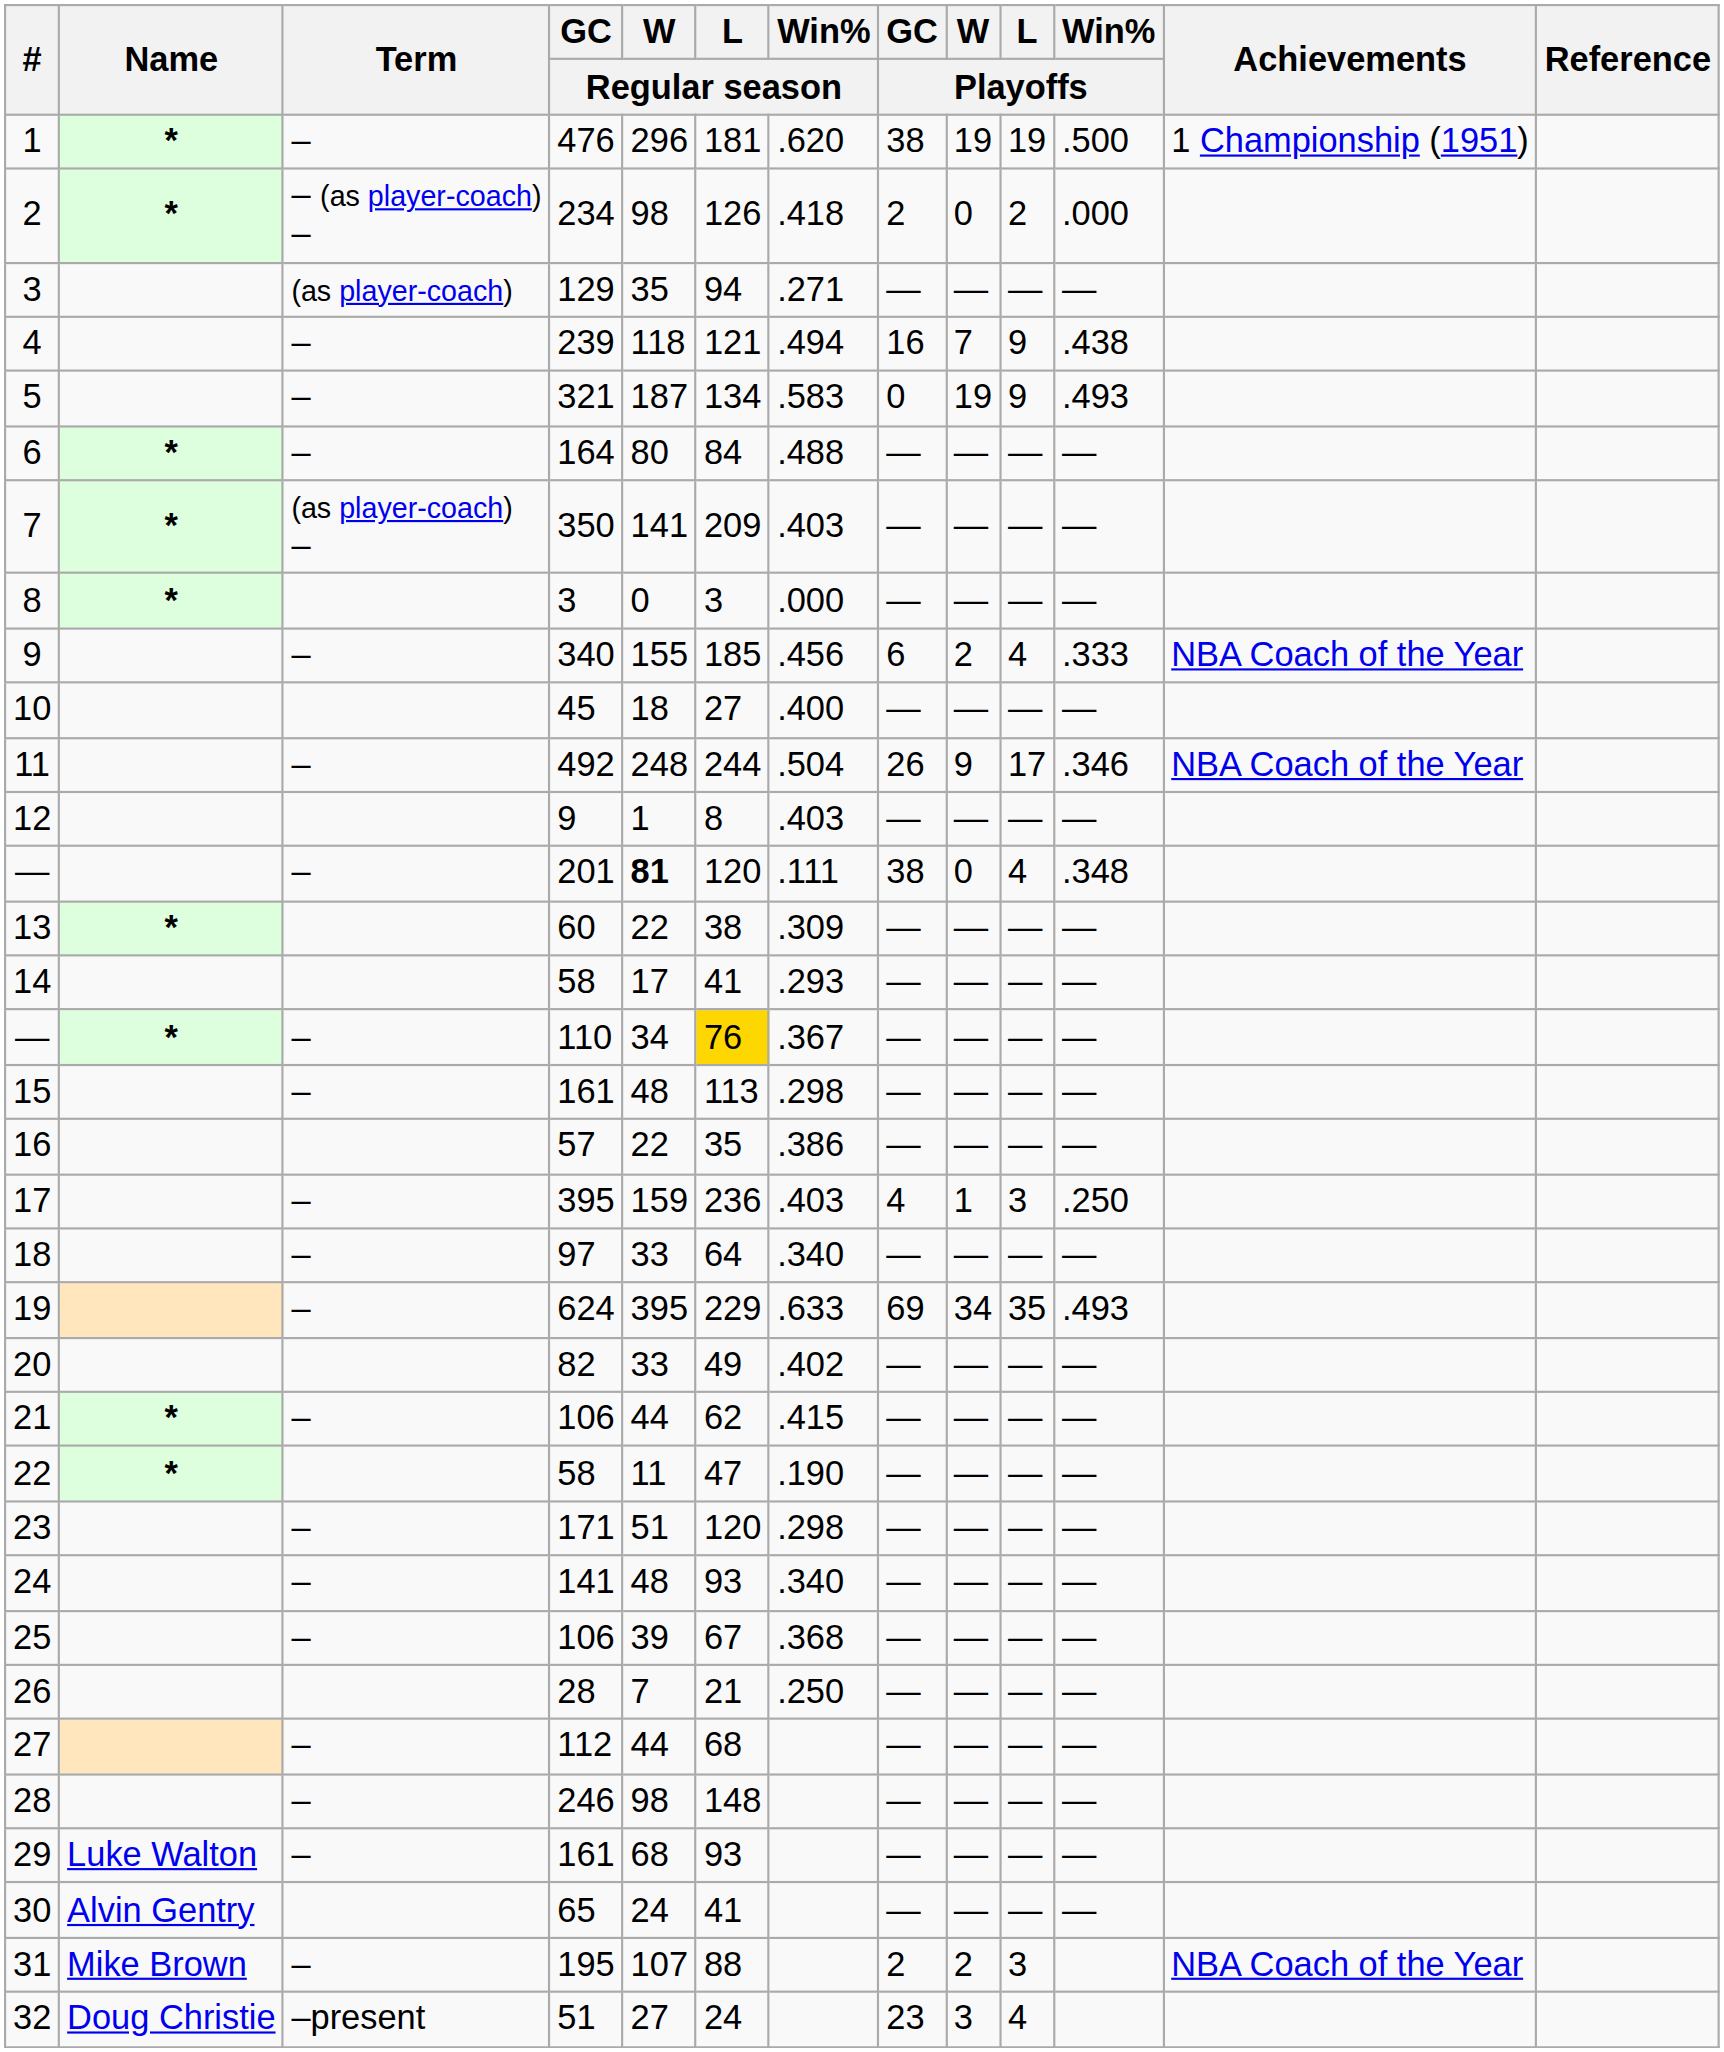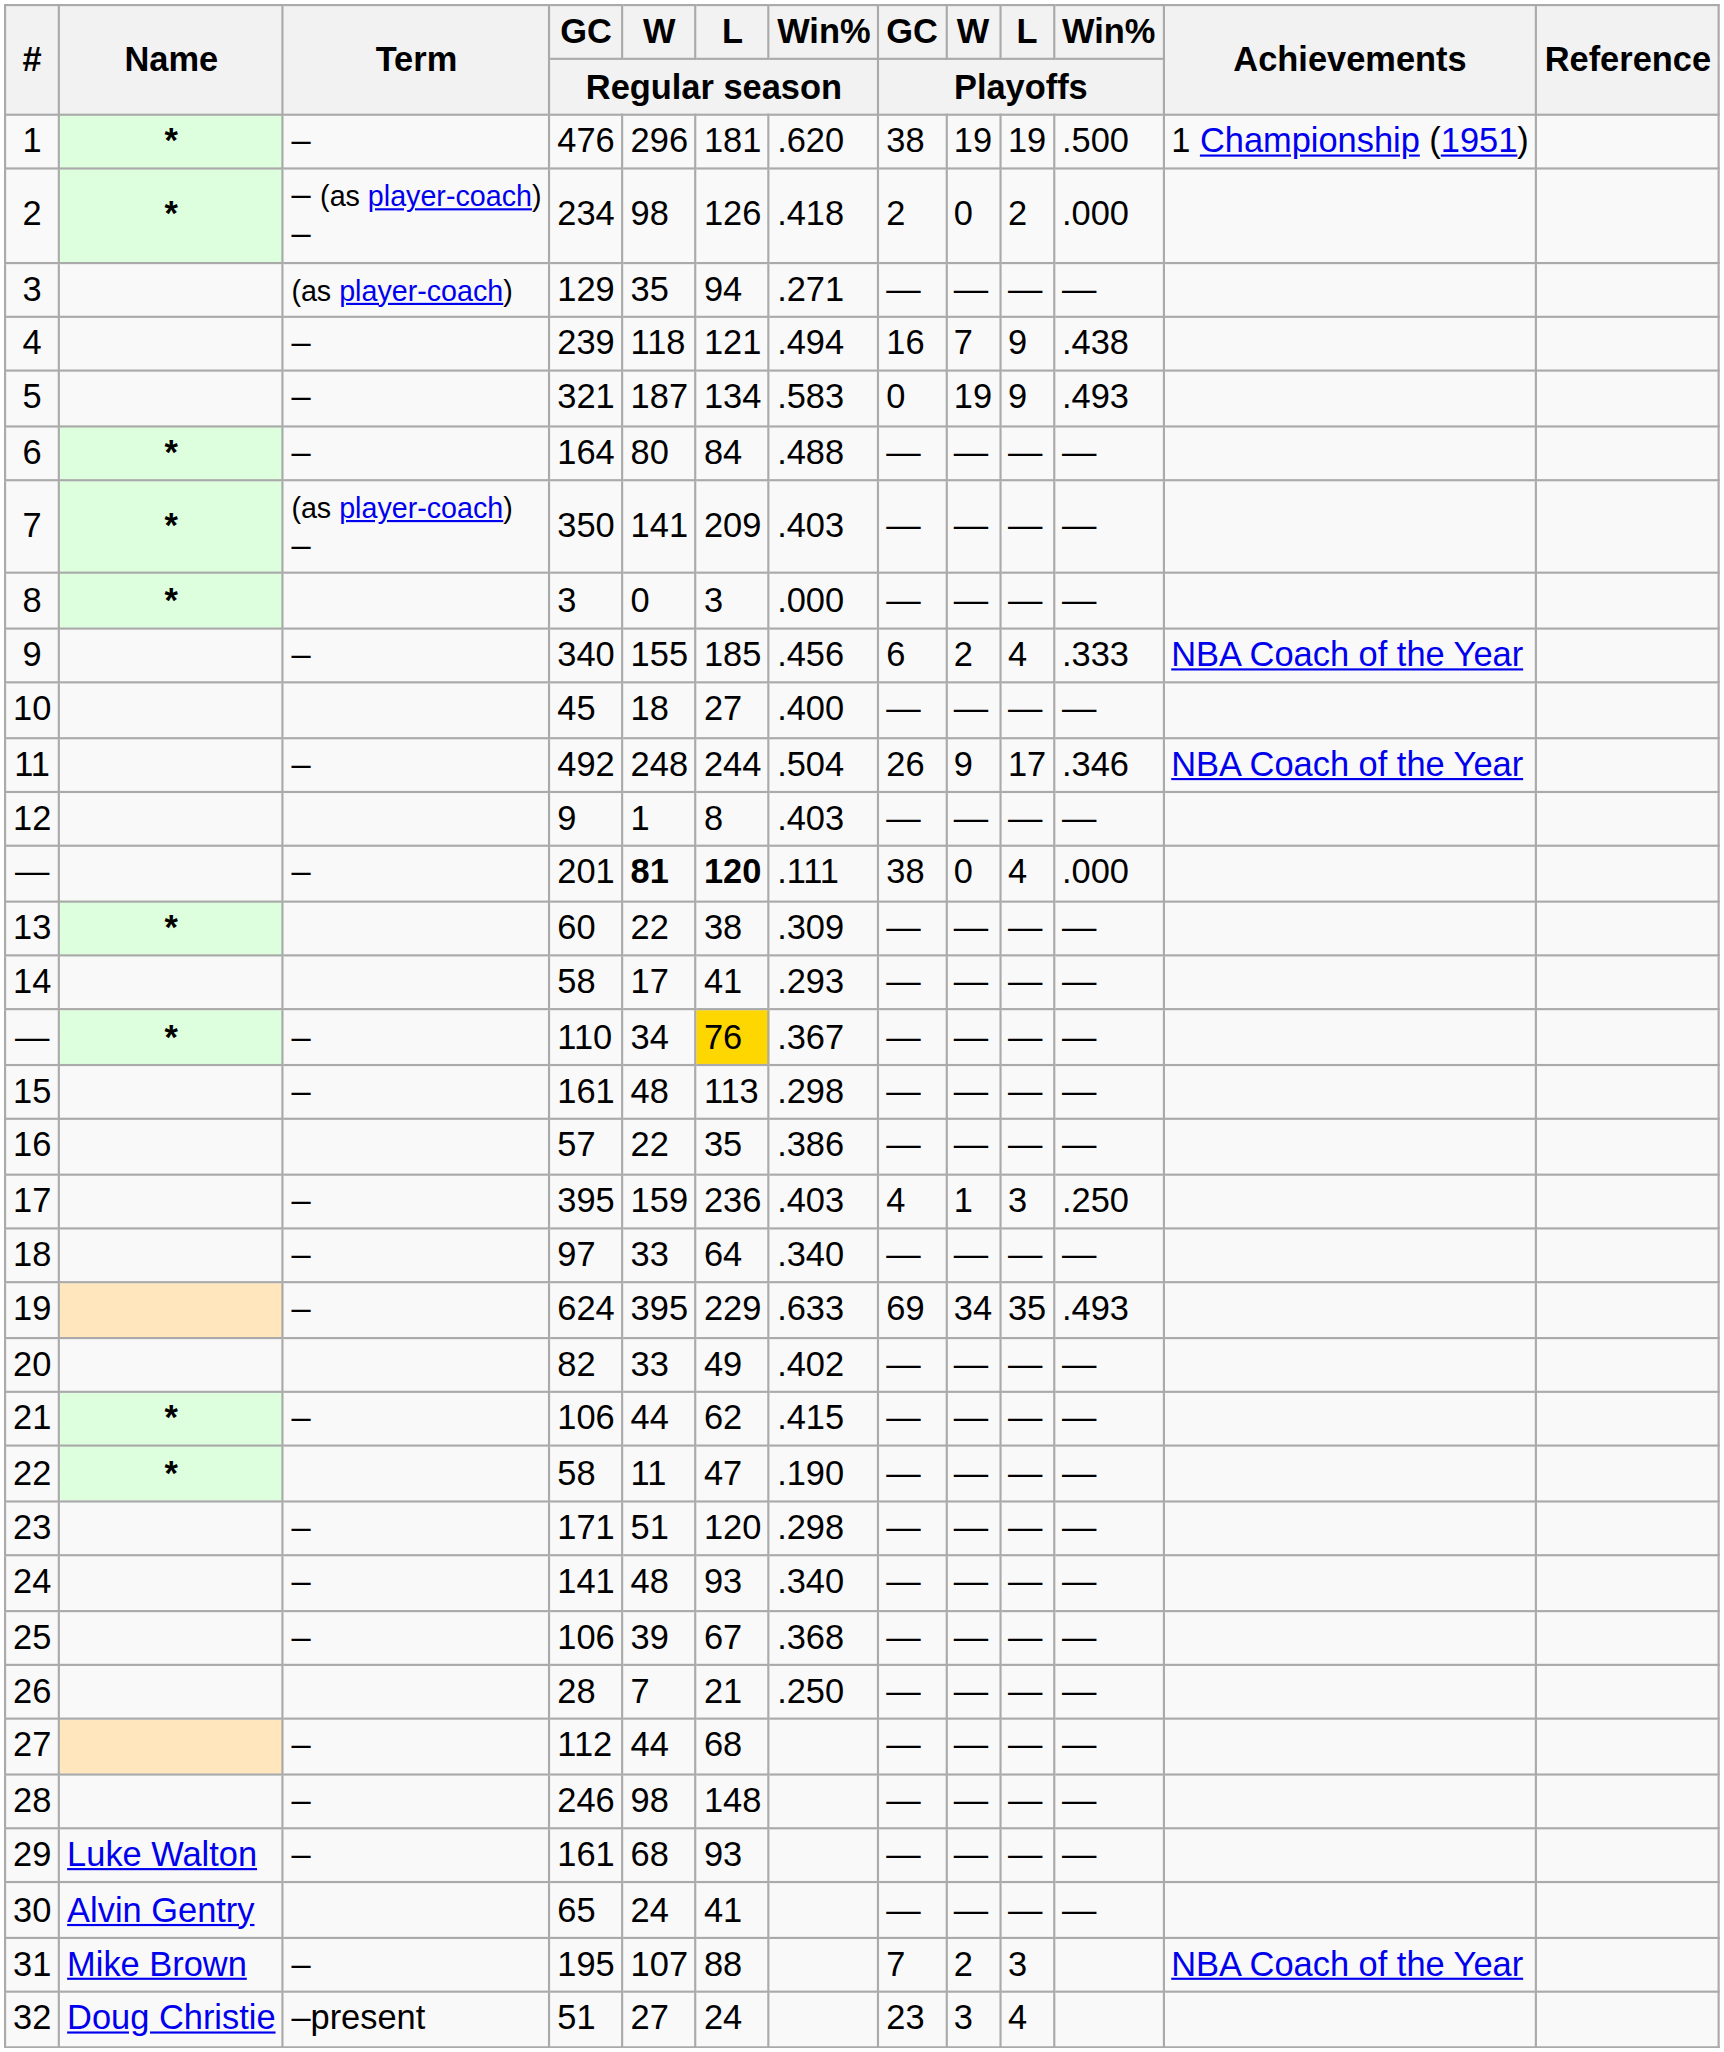(733, 872) normal -> (733, 872) bold
(1096, 872) .348 -> (1096, 872) .000
(896, 1964) 2 -> (896, 1964) 7
